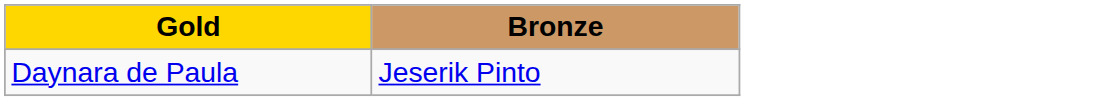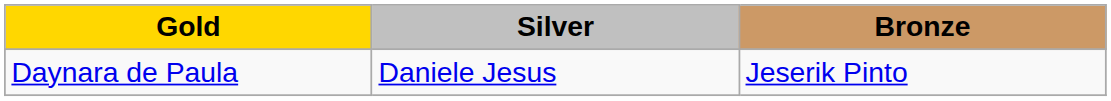+ column: (555, 26)
